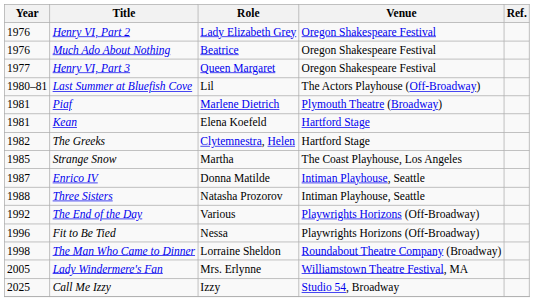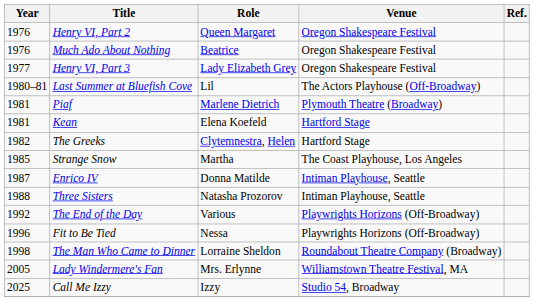(248, 31) Lady Elizabeth Grey -> (238, 31) Queen Margaret
(238, 68) Queen Margaret -> (248, 68) Lady Elizabeth Grey
